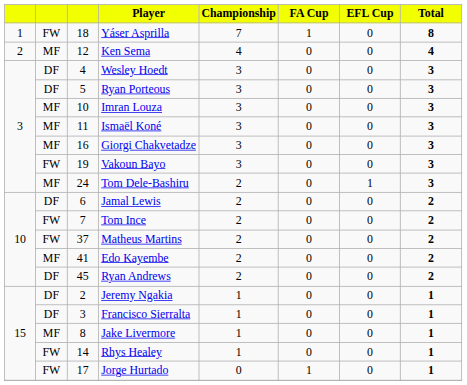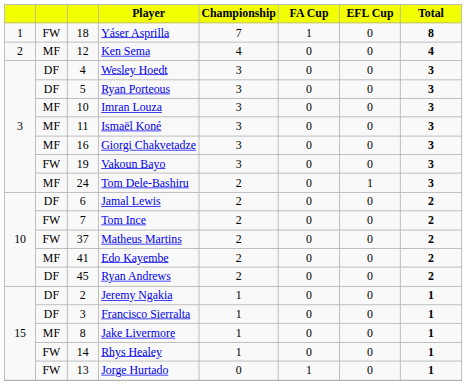(83, 370) 17 -> (83, 370) 13
